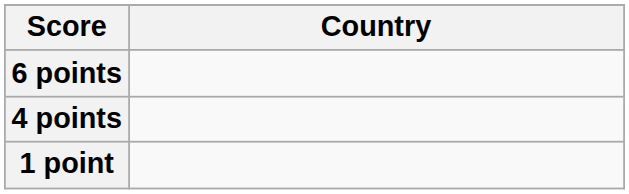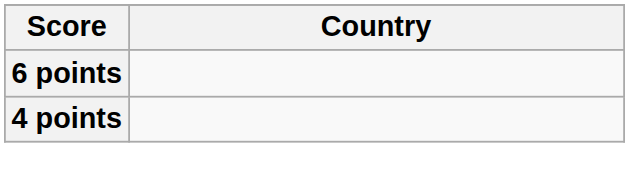- row: (67, 164)
